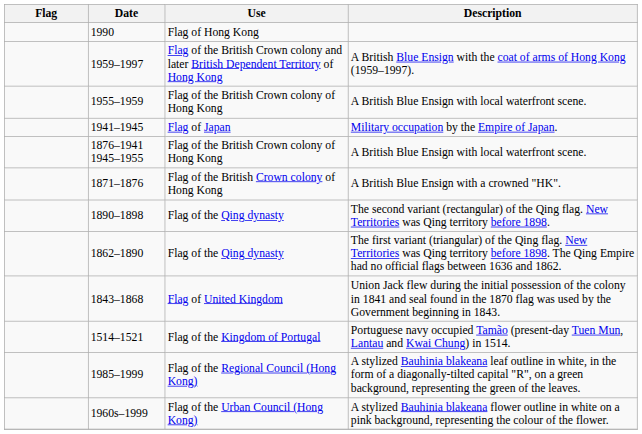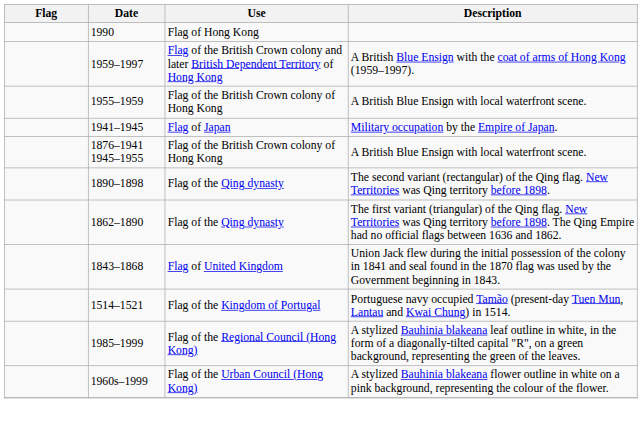- row: (117, 184)
